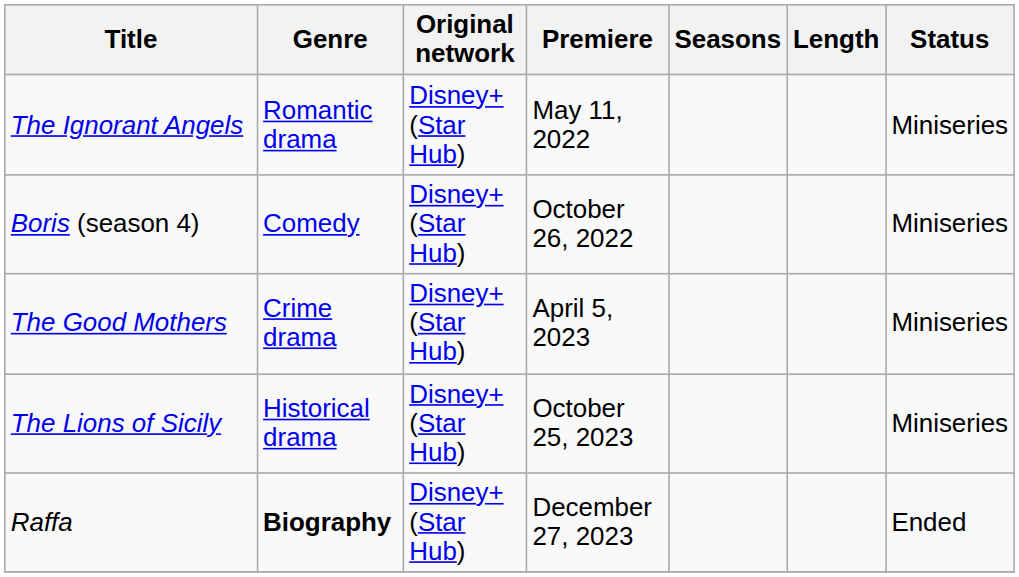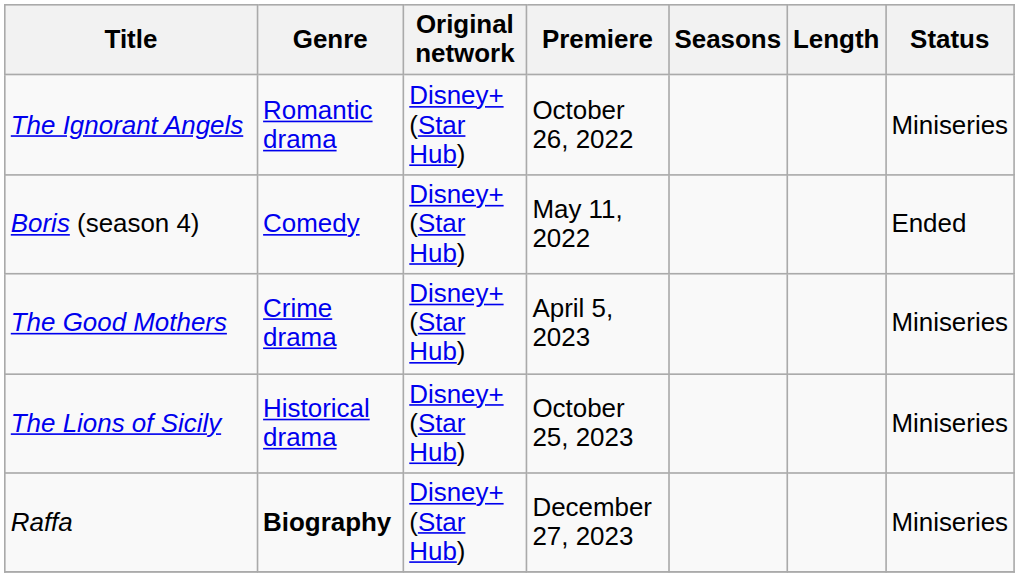(578, 124) May 11, 2022 -> (583, 124) October 26, 2022
(583, 223) October 26, 2022 -> (578, 223) May 11, 2022
(950, 223) Miniseries -> (929, 223) Ended
(929, 522) Ended -> (950, 522) Miniseries
